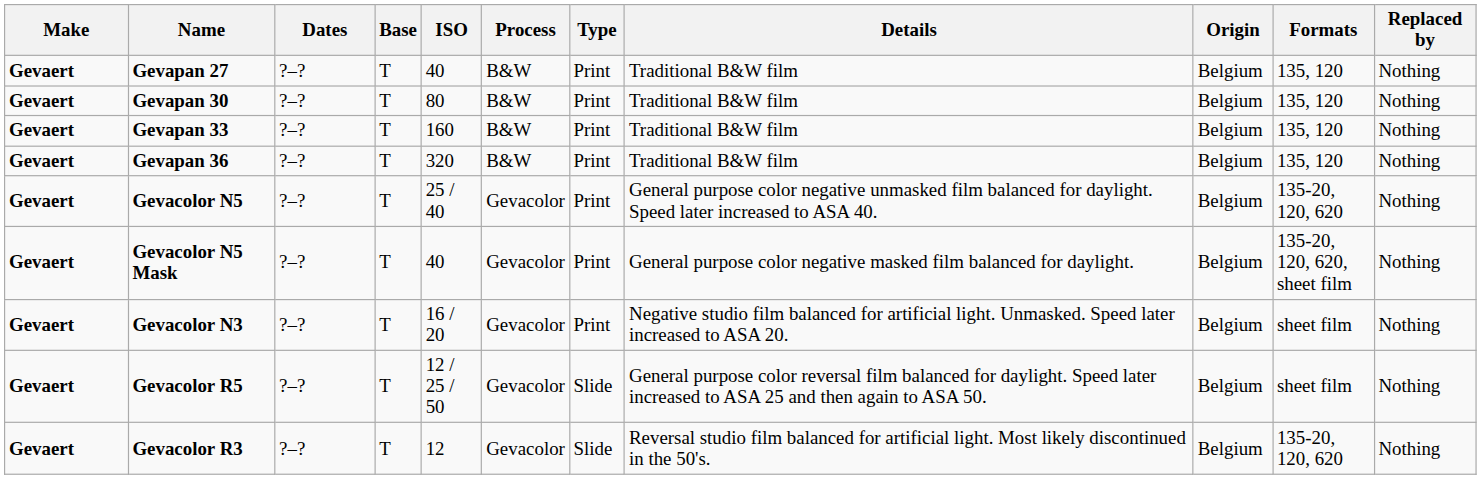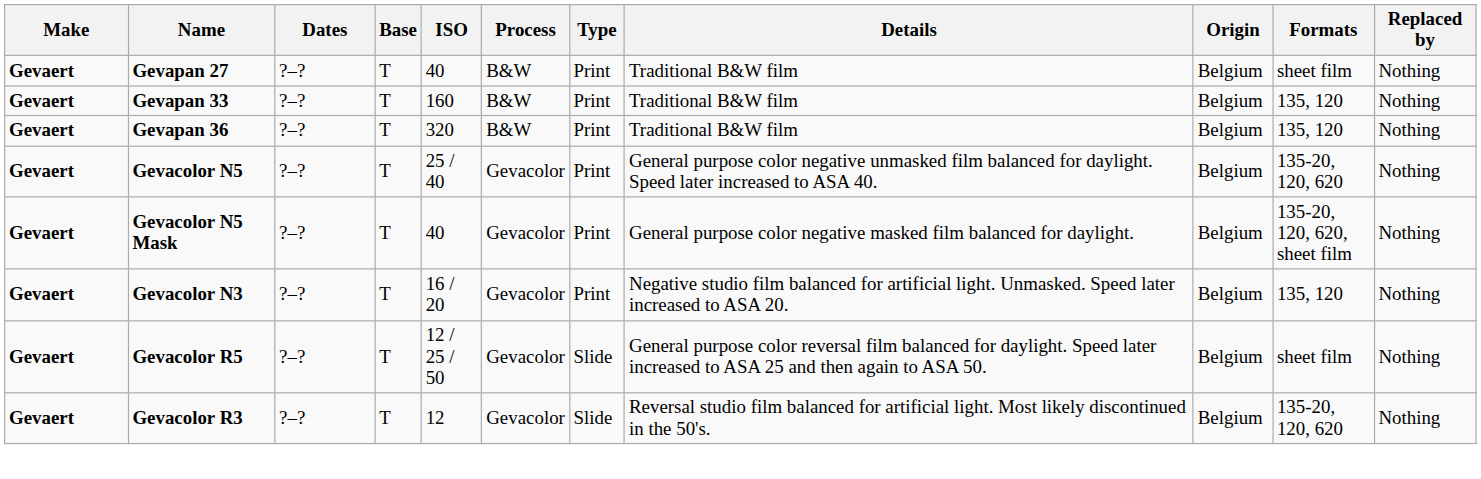(1310, 70) 135, 120 -> (1314, 70) sheet film
- row: (180, 100)
(1314, 324) sheet film -> (1310, 294) 135, 120
